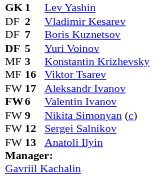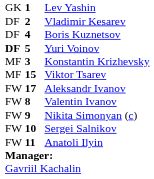(14, 7) bold -> (13, 7) normal
(28, 34) 7 -> (28, 34) 4
(30, 74) 16 -> (30, 74) 15
(14, 101) bold -> (13, 101) normal
(28, 101) 6 -> (28, 101) 8
(30, 128) 12 -> (30, 128) 10
(30, 142) 13 -> (30, 142) 11
